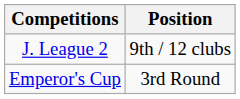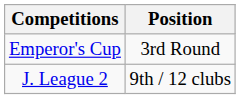rows swapped: (65, 49) <-> (65, 78)
